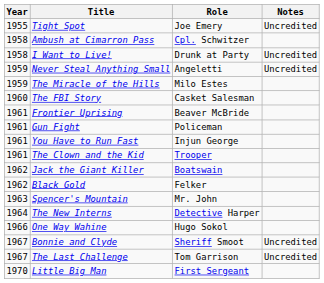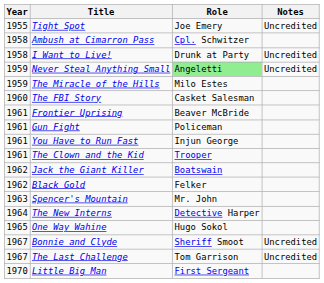(198, 69) no background -> (198, 69) lightgreen background
(17, 228) 1966 -> (17, 228) 1965
